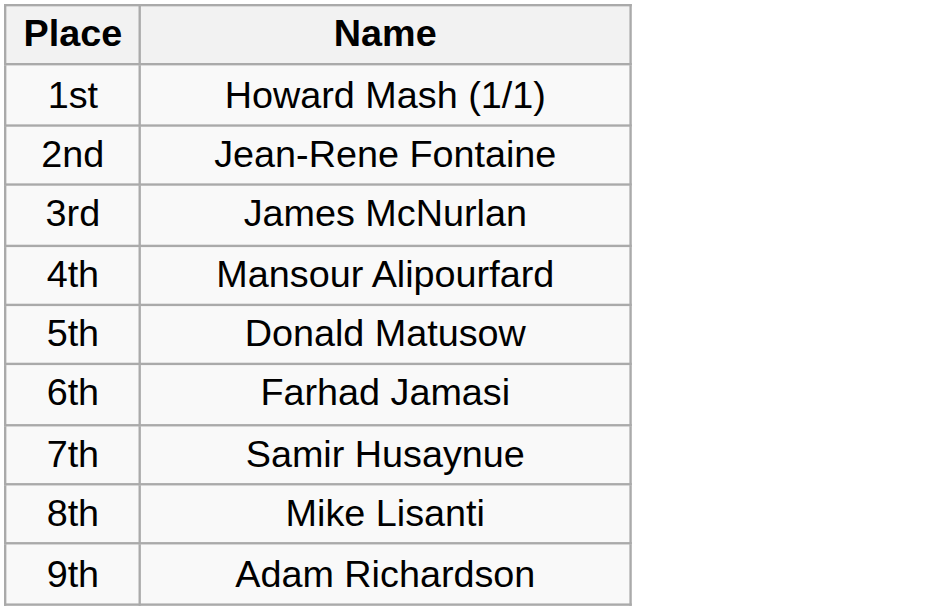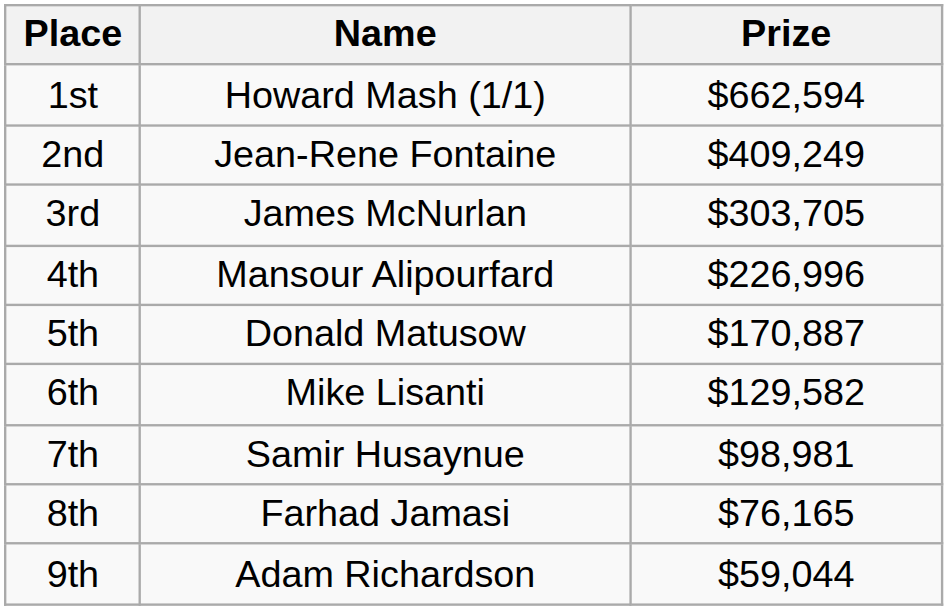+ column: (786, 34)
(385, 393) Farhad Jamasi -> (385, 393) Mike Lisanti
(385, 513) Mike Lisanti -> (385, 513) Farhad Jamasi
